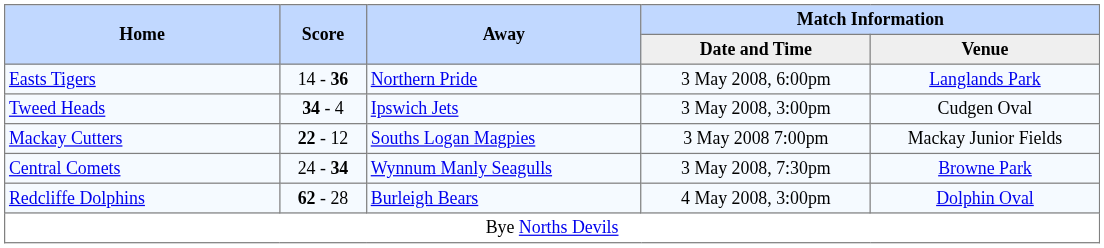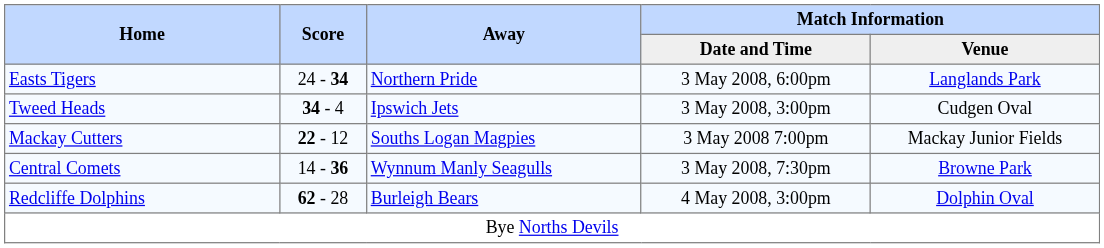(323, 78) 14 - 36 -> (323, 78) 24 - 34
(323, 168) 24 - 34 -> (323, 168) 14 - 36
